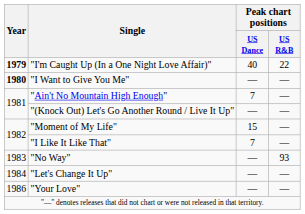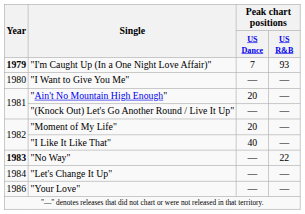(252, 65) 40 -> (252, 65) 7
(284, 65) 22 -> (284, 65) 93
(16, 80) bold -> (16, 80) normal
(252, 96) 7 -> (252, 96) 20
(252, 127) 15 -> (252, 127) 20
(252, 142) 7 -> (252, 142) 40
(16, 158) normal -> (16, 158) bold
(284, 158) 93 -> (284, 158) 22
